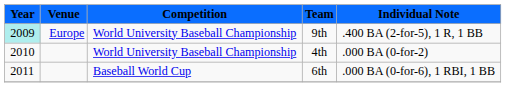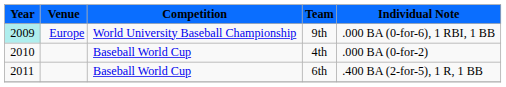(413, 33) .400 BA (2-for-5), 1 R, 1 BB -> (419, 33) .000 BA (0-for-6), 1 RBI, 1 BB
(195, 52) World University Baseball Championship -> (141, 52) Baseball World Cup
(419, 71) .000 BA (0-for-6), 1 RBI, 1 BB -> (413, 71) .400 BA (2-for-5), 1 R, 1 BB
